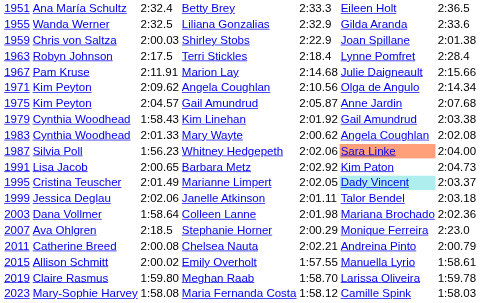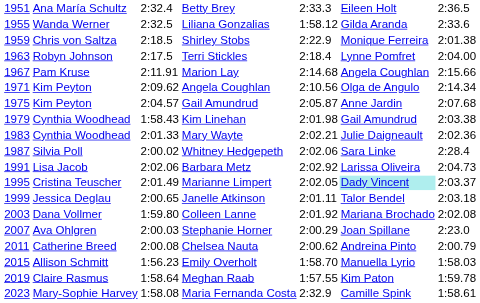(315, 24) 2:32.9 -> (319, 24) 1:58.12
(160, 40) 2:00.03 -> (157, 40) 2:18.5
(375, 40) Joan Spillane -> (385, 40) Monique Ferreira
(454, 56) 2:28.4 -> (457, 56) 2:04.00
(382, 72) Julie Daigneault -> (385, 72) Angela Coughlan
(319, 119) 2:01.92 -> (319, 119) 2:01.98
(319, 135) 2:00.62 -> (319, 135) 2:02.21
(385, 135) Angela Coughlan -> (382, 135) Julie Daigneault
(457, 135) 2:02.08 -> (457, 135) 2:02.36
(160, 151) 1:56.23 -> (160, 151) 2:00.02
(368, 151) lightsalmon background -> (368, 151) no background
(457, 151) 2:04.00 -> (454, 151) 2:28.4
(160, 167) 2:00.65 -> (160, 167) 2:02.06
(367, 167) Kim Paton -> (380, 167) Larissa Oliveira
(160, 198) 2:02.06 -> (160, 198) 2:00.65
(160, 214) 1:58.64 -> (160, 214) 1:59.80
(319, 214) 2:01.98 -> (319, 214) 2:01.92
(457, 214) 2:02.36 -> (457, 214) 2:02.08
(157, 230) 2:18.5 -> (160, 230) 2:00.03
(385, 230) Monique Ferreira -> (375, 230) Joan Spillane
(319, 246) 2:02.21 -> (319, 246) 2:00.62
(160, 262) 2:00.02 -> (160, 262) 1:56.23
(319, 262) 1:57.55 -> (319, 262) 1:58.70
(457, 262) 1:58.61 -> (457, 262) 1:58.03
(160, 278) 1:59.80 -> (160, 278) 1:58.64
(319, 278) 1:58.70 -> (319, 278) 1:57.55
(380, 278) Larissa Oliveira -> (367, 278) Kim Paton
(319, 293) 1:58.12 -> (315, 293) 2:32.9
(457, 293) 1:58.03 -> (457, 293) 1:58.61
